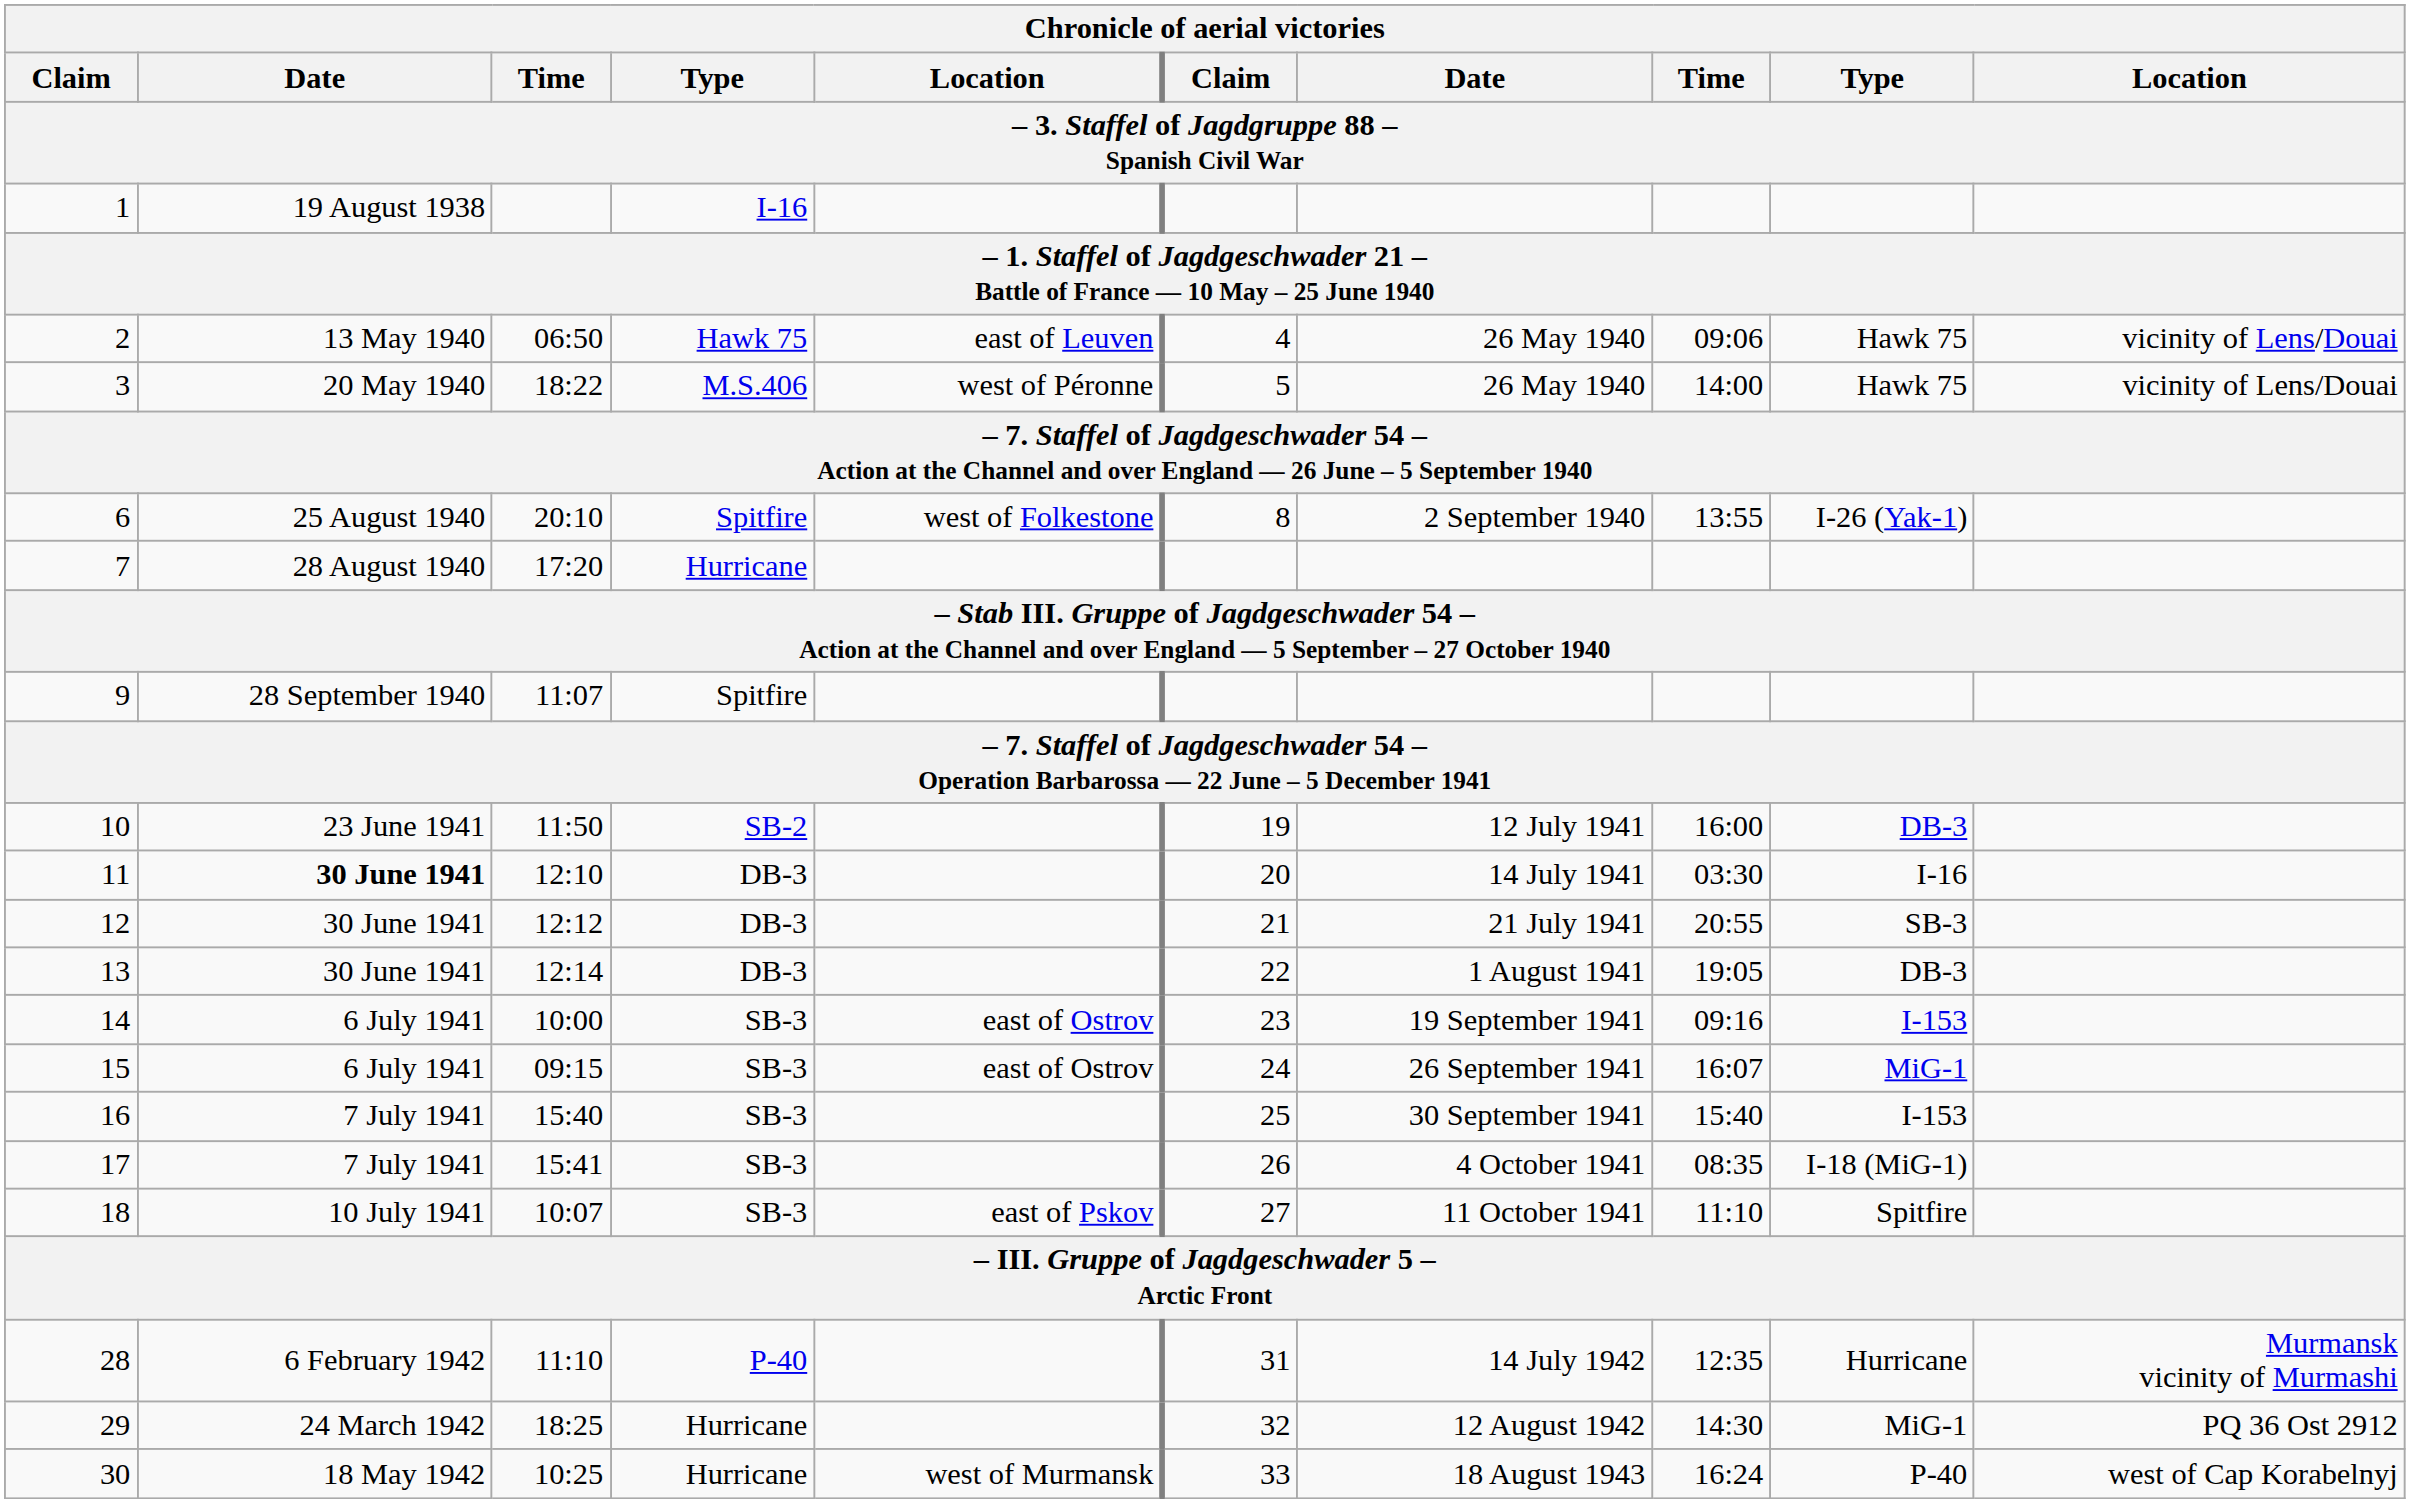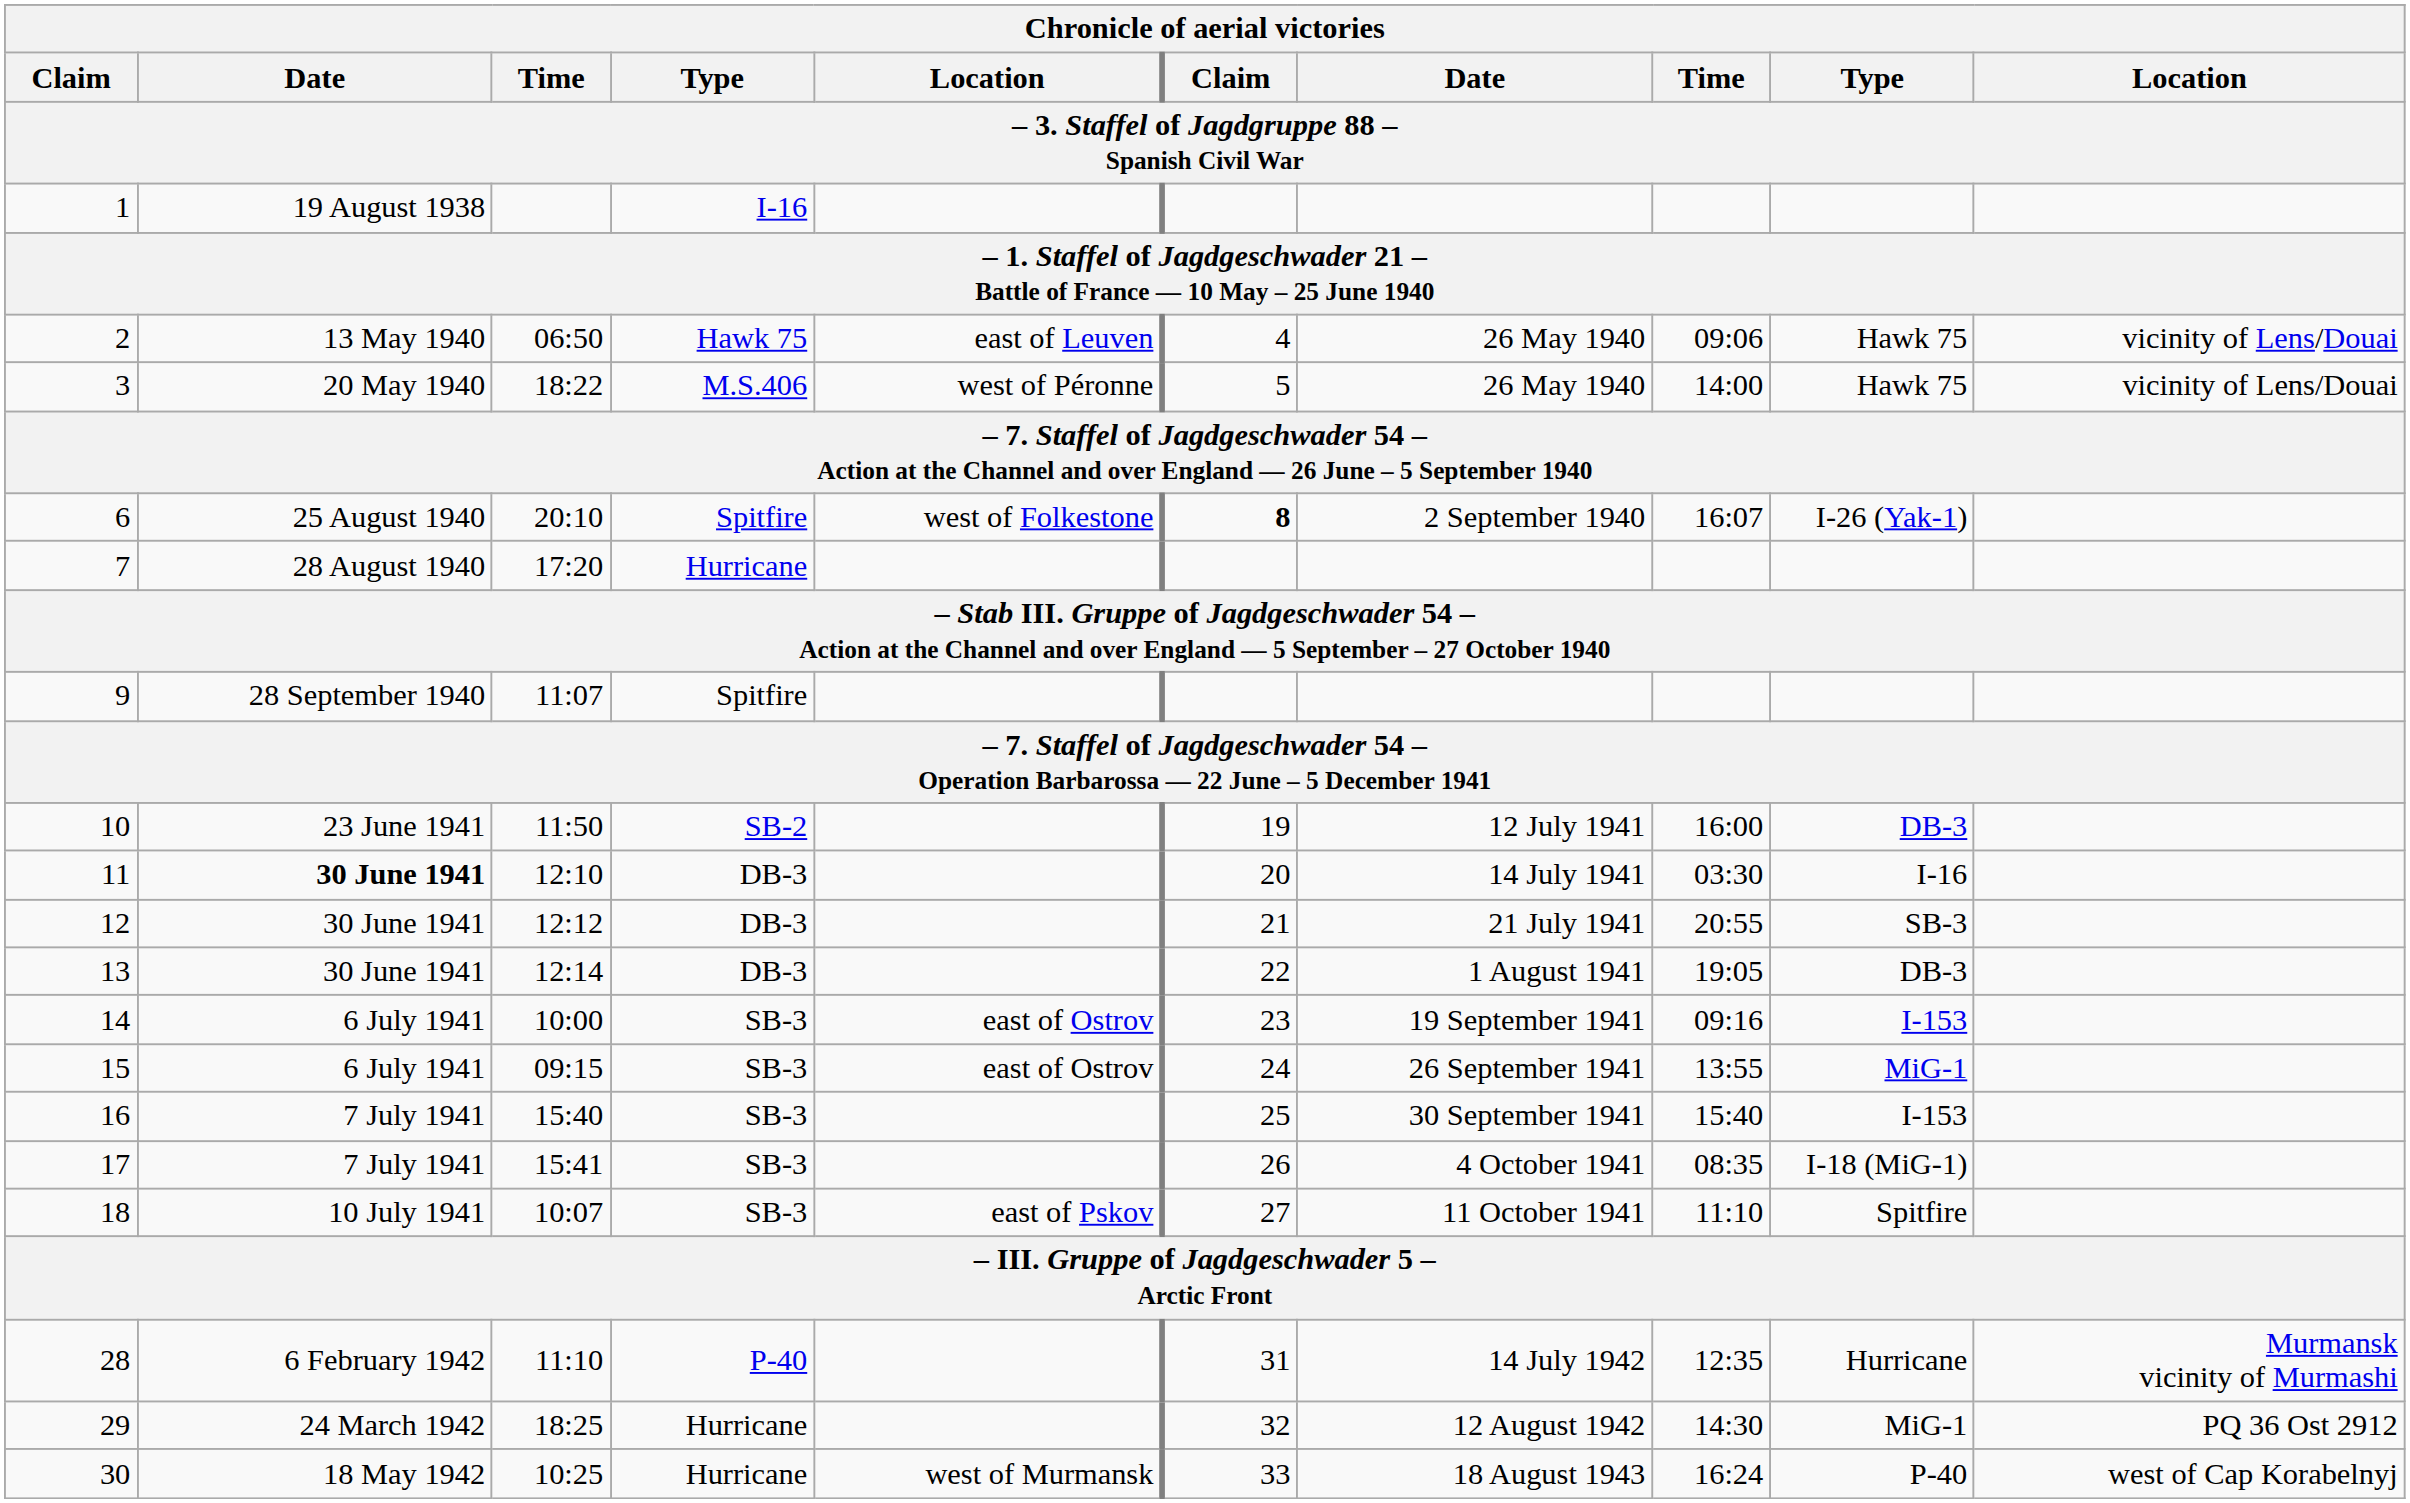(1283, 516) normal -> (1283, 516) bold
(1729, 516) 13:55 -> (1729, 516) 16:07
(1729, 1067) 16:07 -> (1729, 1067) 13:55
